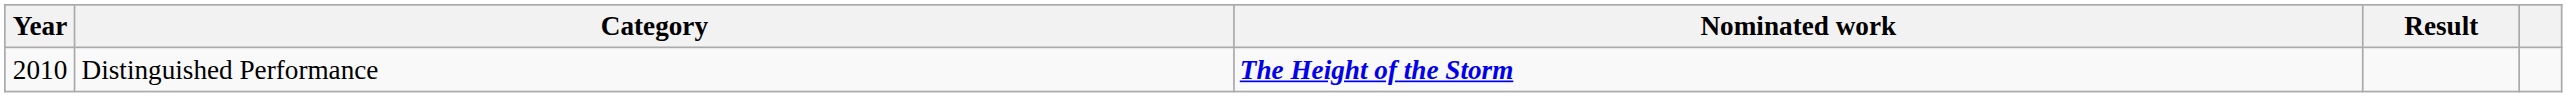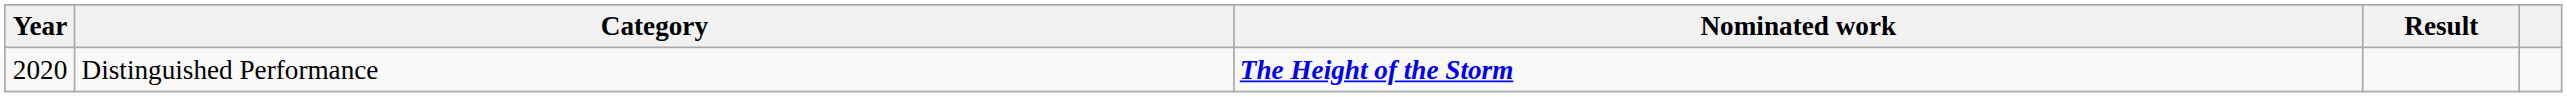(40, 69) 2010 -> (40, 69) 2020
